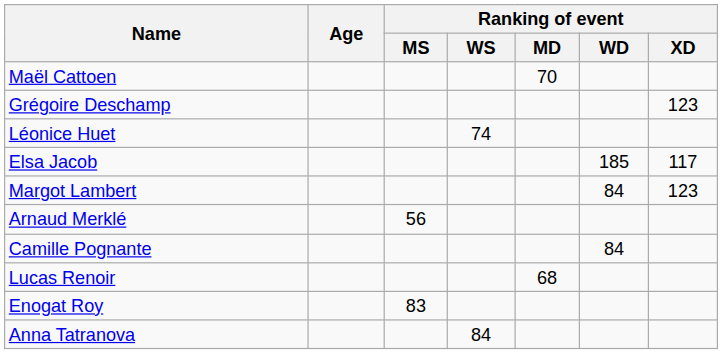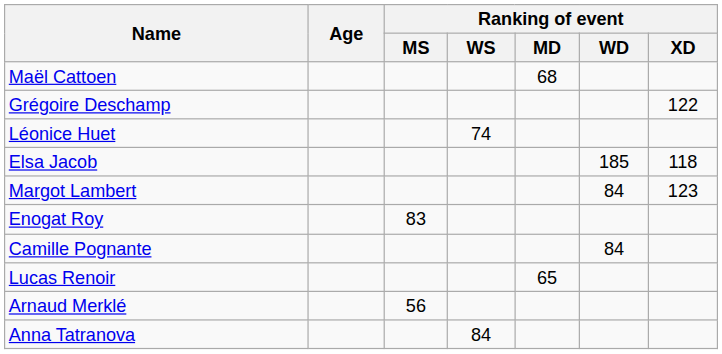(547, 76) 70 -> (547, 76) 68
(683, 105) 123 -> (683, 105) 122
(683, 162) 117 -> (683, 162) 118
rows swapped: (68, 220) <-> (56, 305)
(547, 277) 68 -> (547, 277) 65
